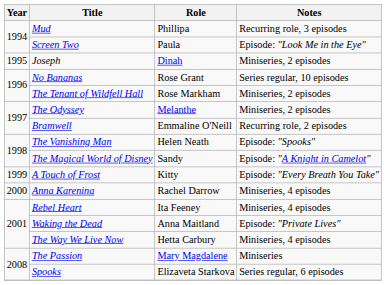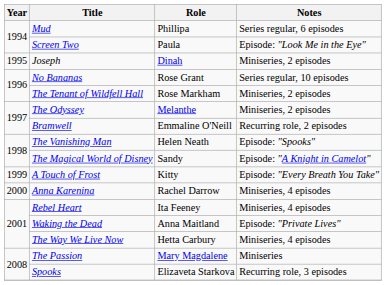(293, 28) Recurring role, 3 episodes -> (291, 28) Series regular, 6 episodes
(291, 272) Series regular, 6 episodes -> (293, 272) Recurring role, 3 episodes
